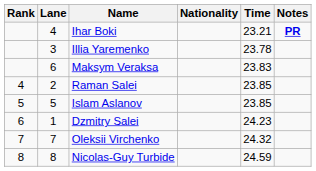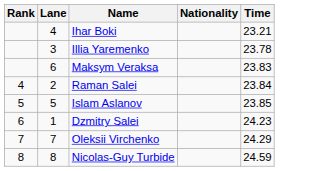- column: (293, 13)
(257, 85) 23.85 -> (257, 85) 23.84
(257, 139) 24.32 -> (257, 139) 24.29
